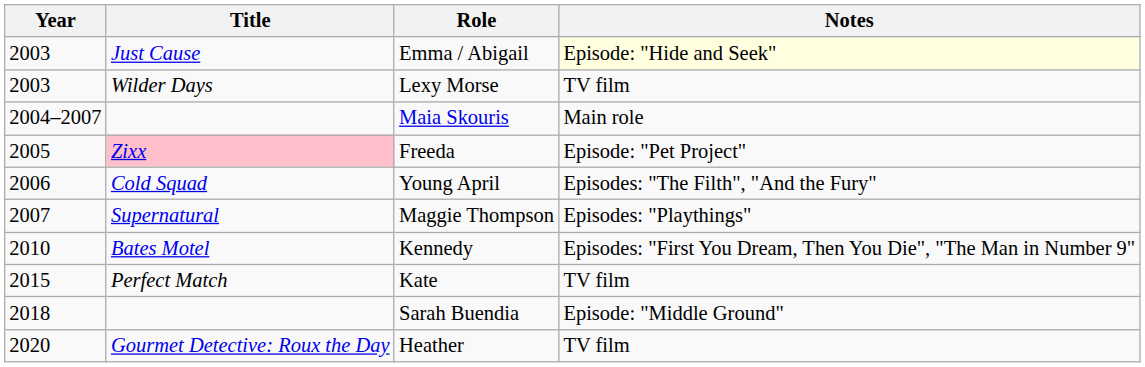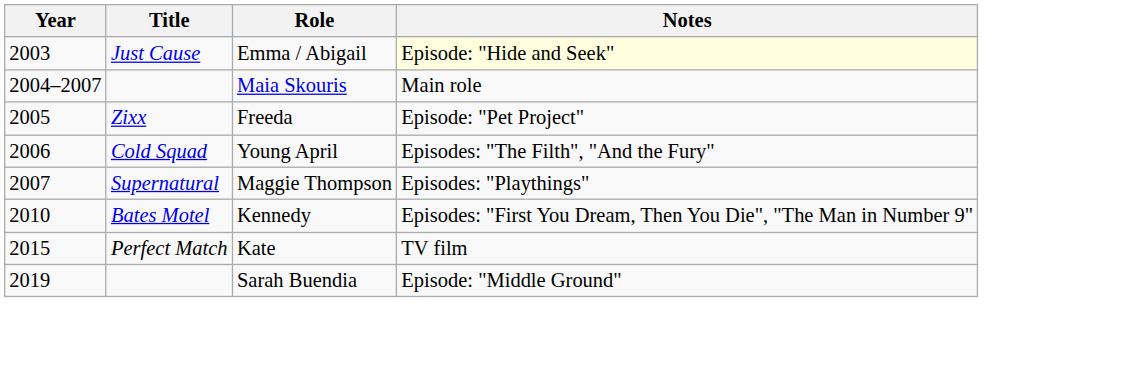- row: (449, 85)
(129, 150) pink background -> (129, 118) no background
(30, 313) 2018 -> (30, 280) 2019
- row: (431, 345)
